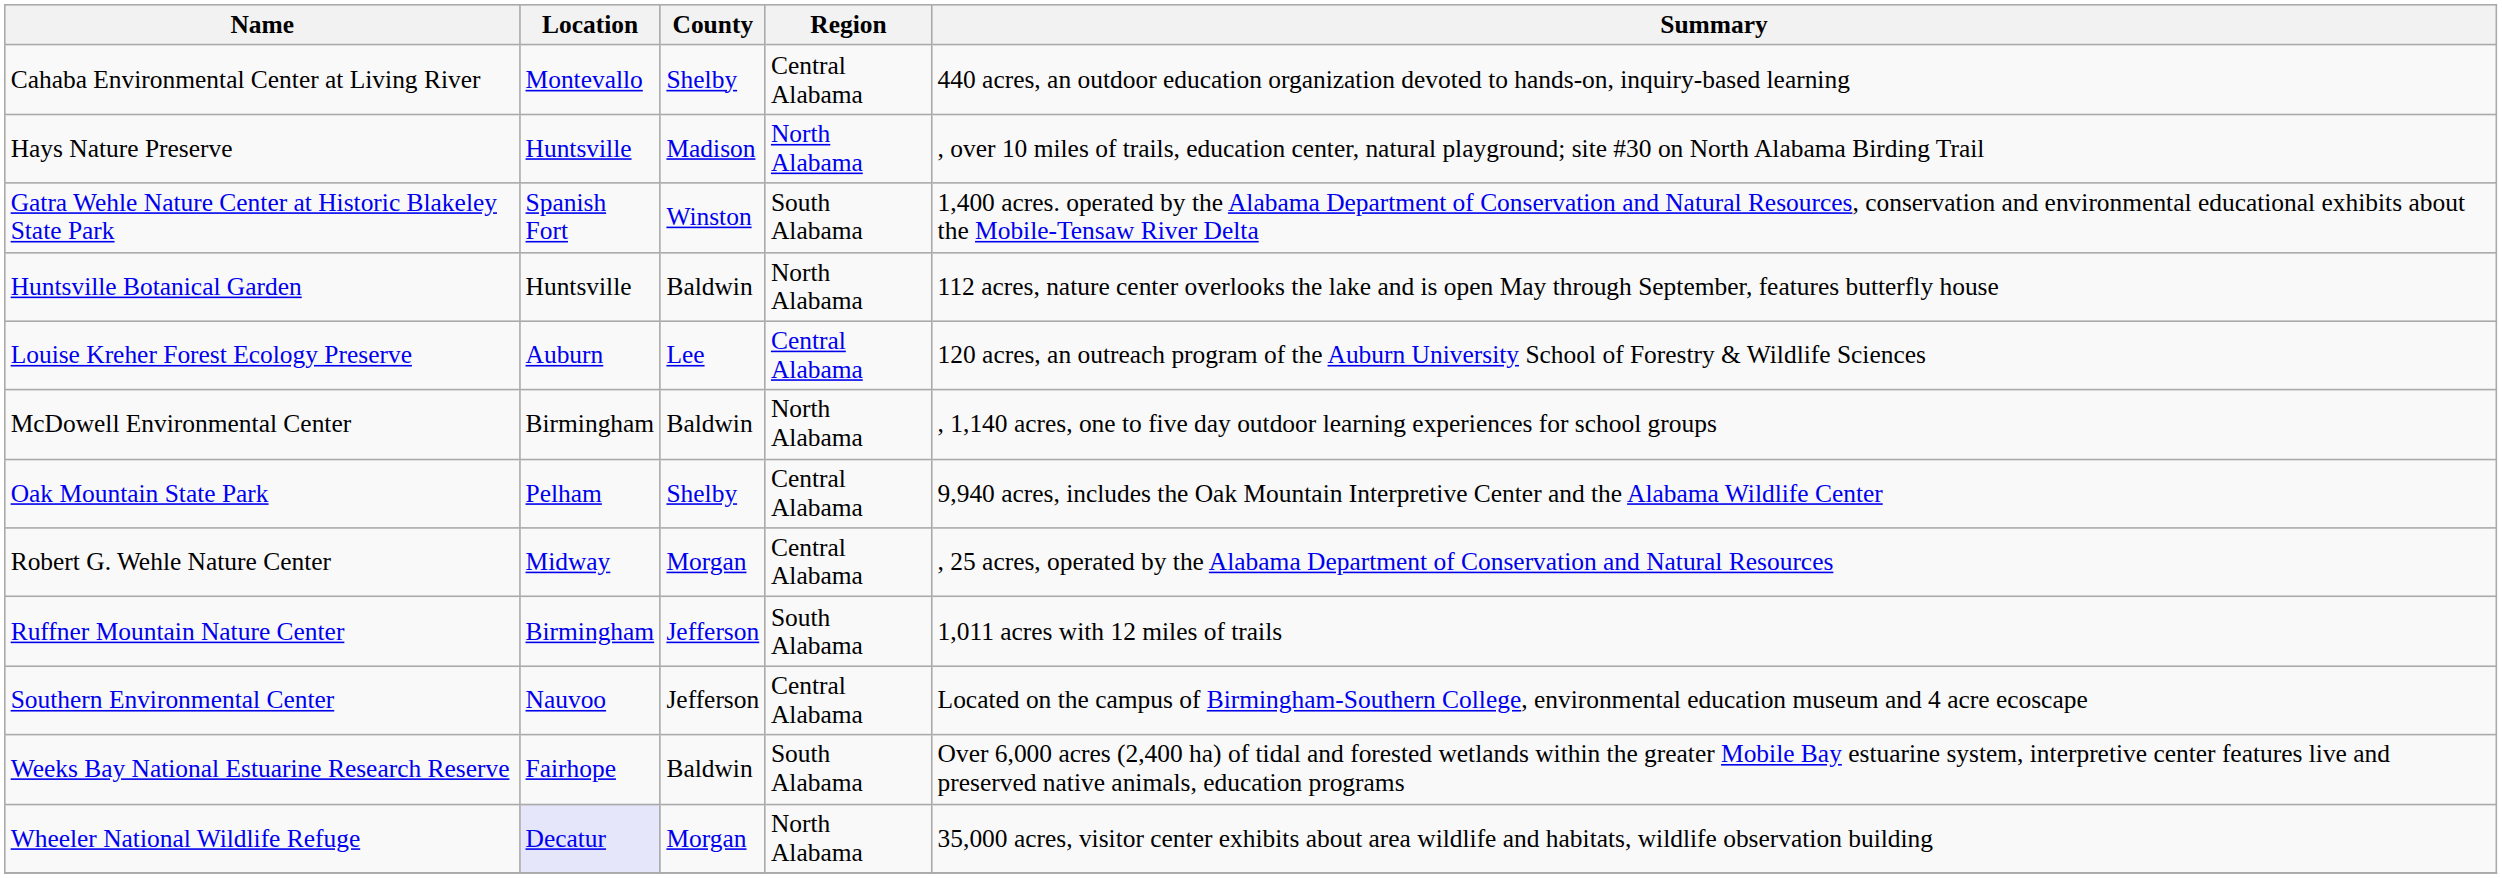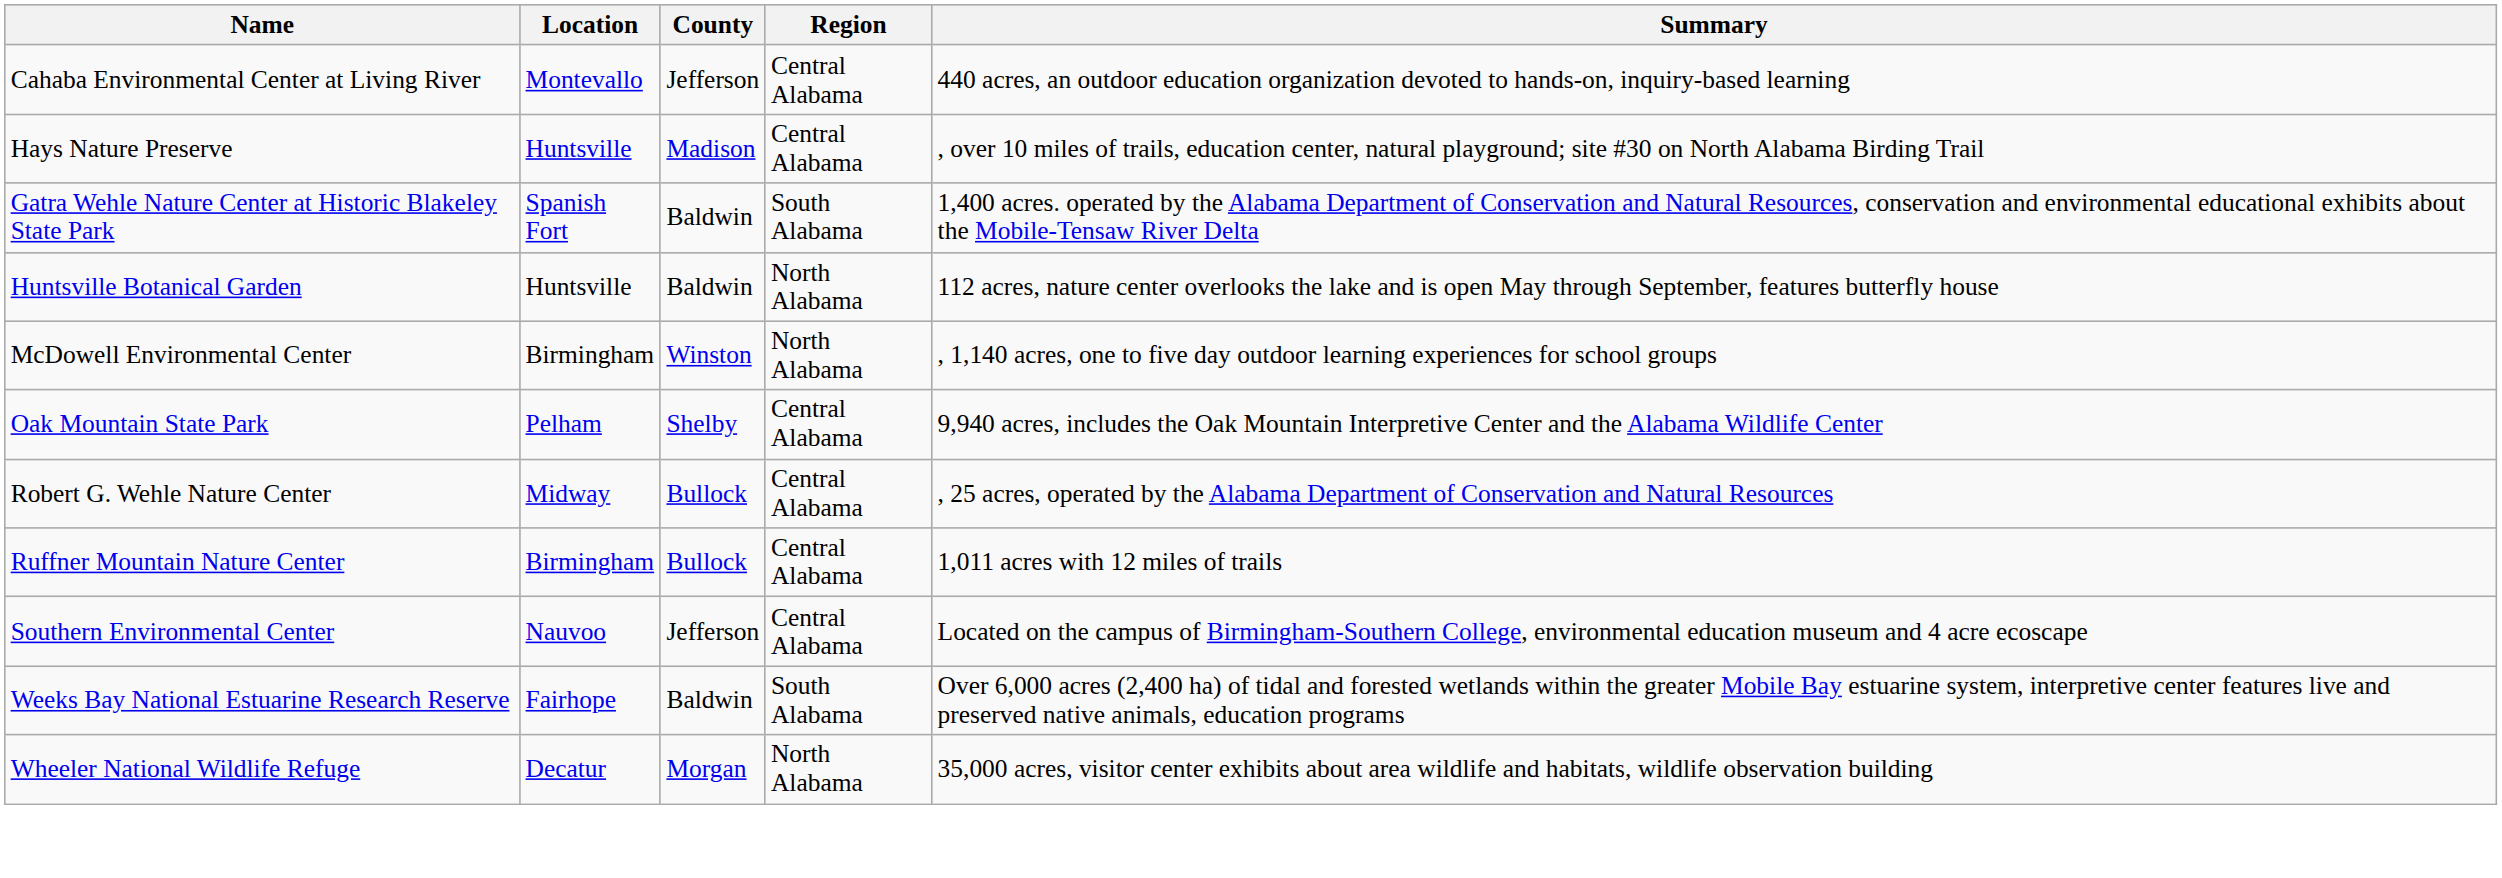(702, 79) Shelby -> (713, 79) Jefferson
(817, 148) North Alabama -> (817, 148) Central Alabama
(709, 217) Winston -> (710, 217) Baldwin
- row: (211, 355)
(710, 424) Baldwin -> (709, 355) Winston
(706, 562) Morgan -> (707, 493) Bullock
(713, 631) Jefferson -> (707, 562) Bullock
(817, 631) South Alabama -> (817, 562) Central Alabama
(566, 837) lavender background -> (566, 768) no background
